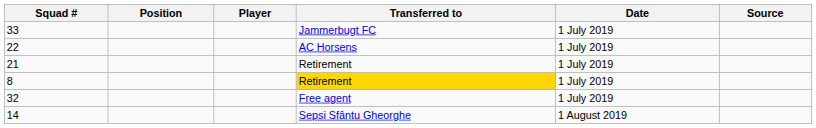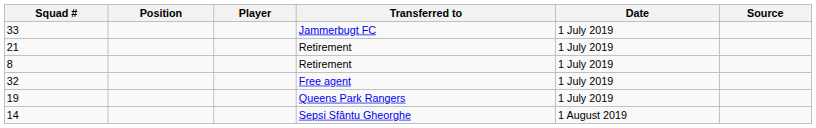- row: (13, 47)
(325, 81) gold background -> (325, 64) no background
+ row: (13, 99)
